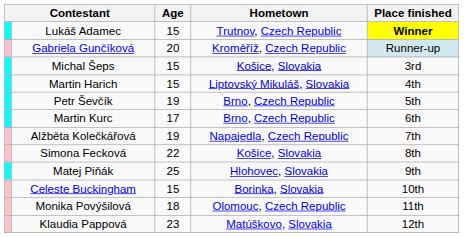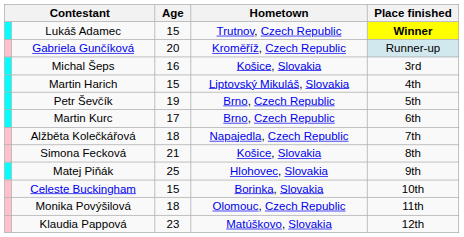(173, 66) 15 -> (173, 66) 16
(173, 136) 19 -> (173, 136) 18
(173, 154) 22 -> (173, 154) 21
